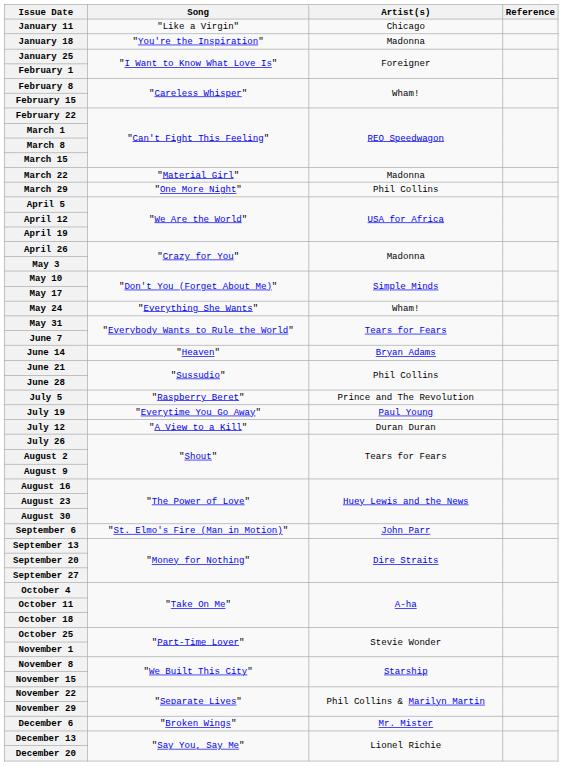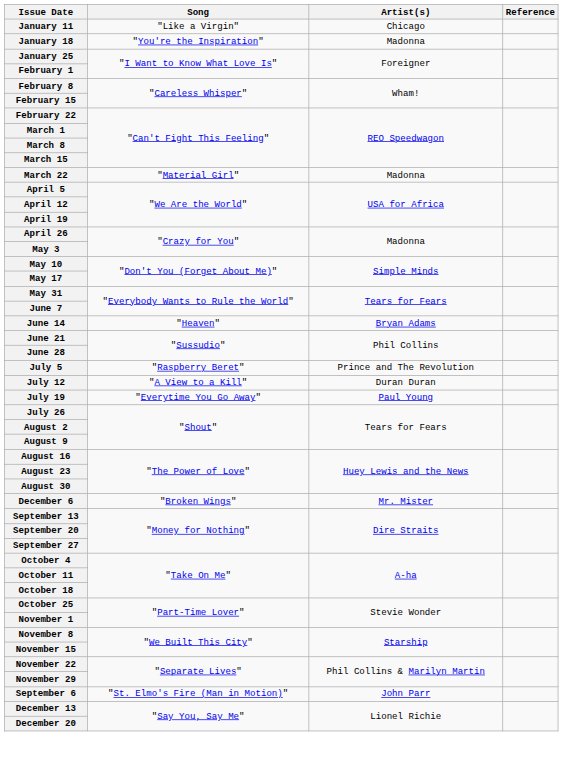- row: (46, 190)
- row: (46, 308)
rows swapped: (46, 427) <-> (46, 412)
rows swapped: (46, 531) <-> (46, 724)
